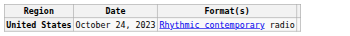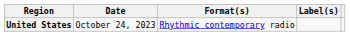+ column: (319, 11)
